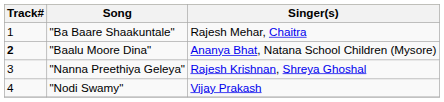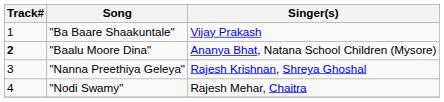(249, 32) Rajesh Mehar, Chaitra -> (226, 32) Vijay Prakash
(226, 87) Vijay Prakash -> (249, 87) Rajesh Mehar, Chaitra
